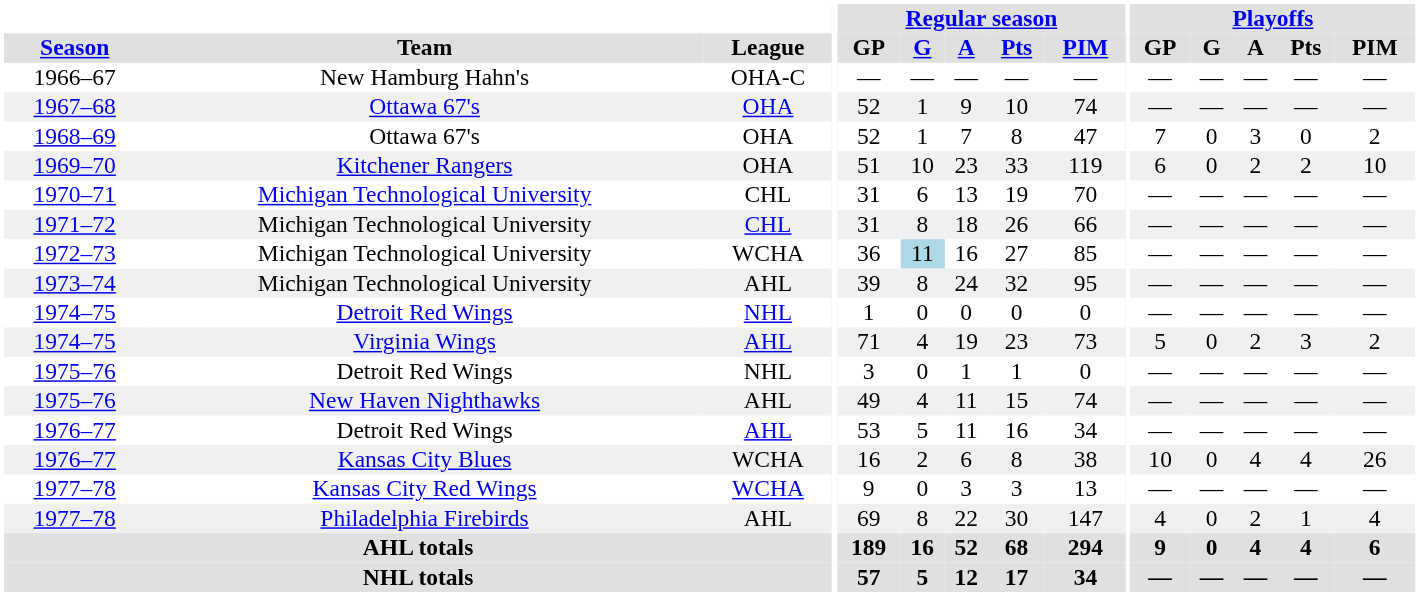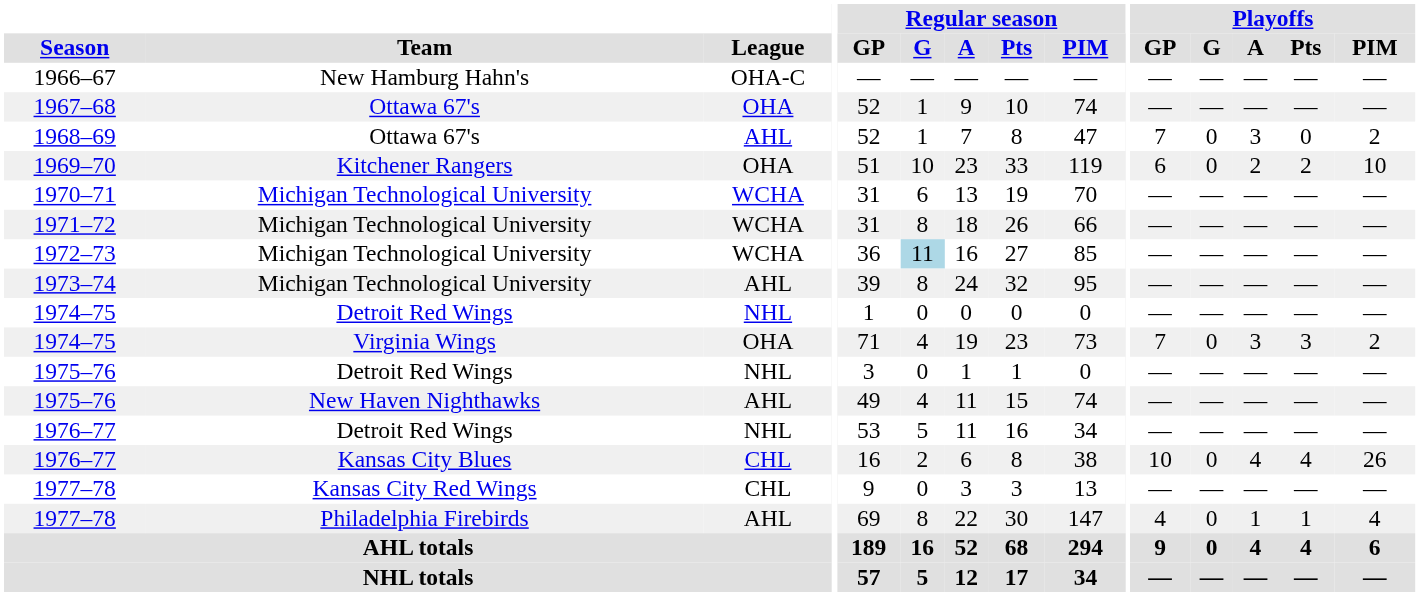(768, 136) OHA -> (768, 136) AHL
(768, 194) CHL -> (768, 194) WCHA
(768, 224) CHL -> (768, 224) WCHA
(768, 341) AHL -> (768, 341) OHA
(1160, 341) 5 -> (1160, 341) 7
(1255, 341) 2 -> (1255, 341) 3
(768, 430) AHL -> (768, 430) NHL
(768, 459) WCHA -> (768, 459) CHL
(768, 488) WCHA -> (768, 488) CHL
(1255, 518) 2 -> (1255, 518) 1
